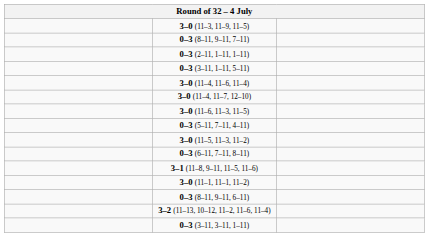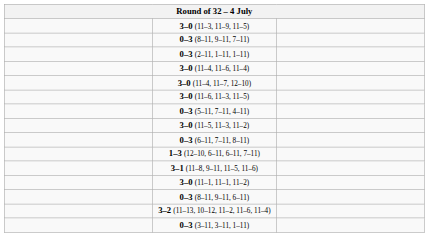- row: (214, 69)
+ row: (214, 154)
